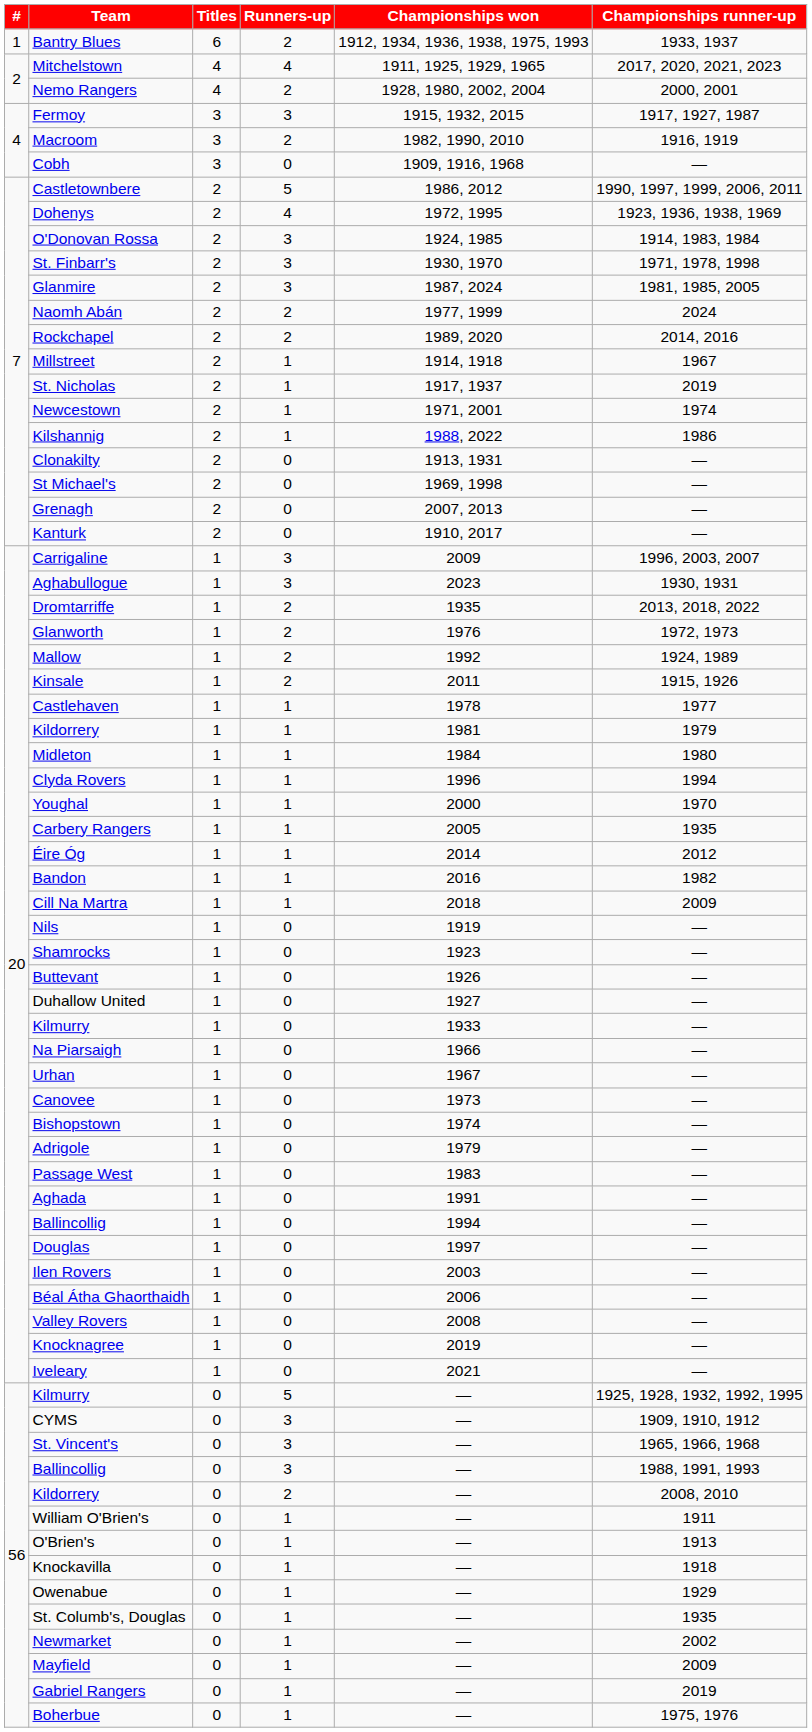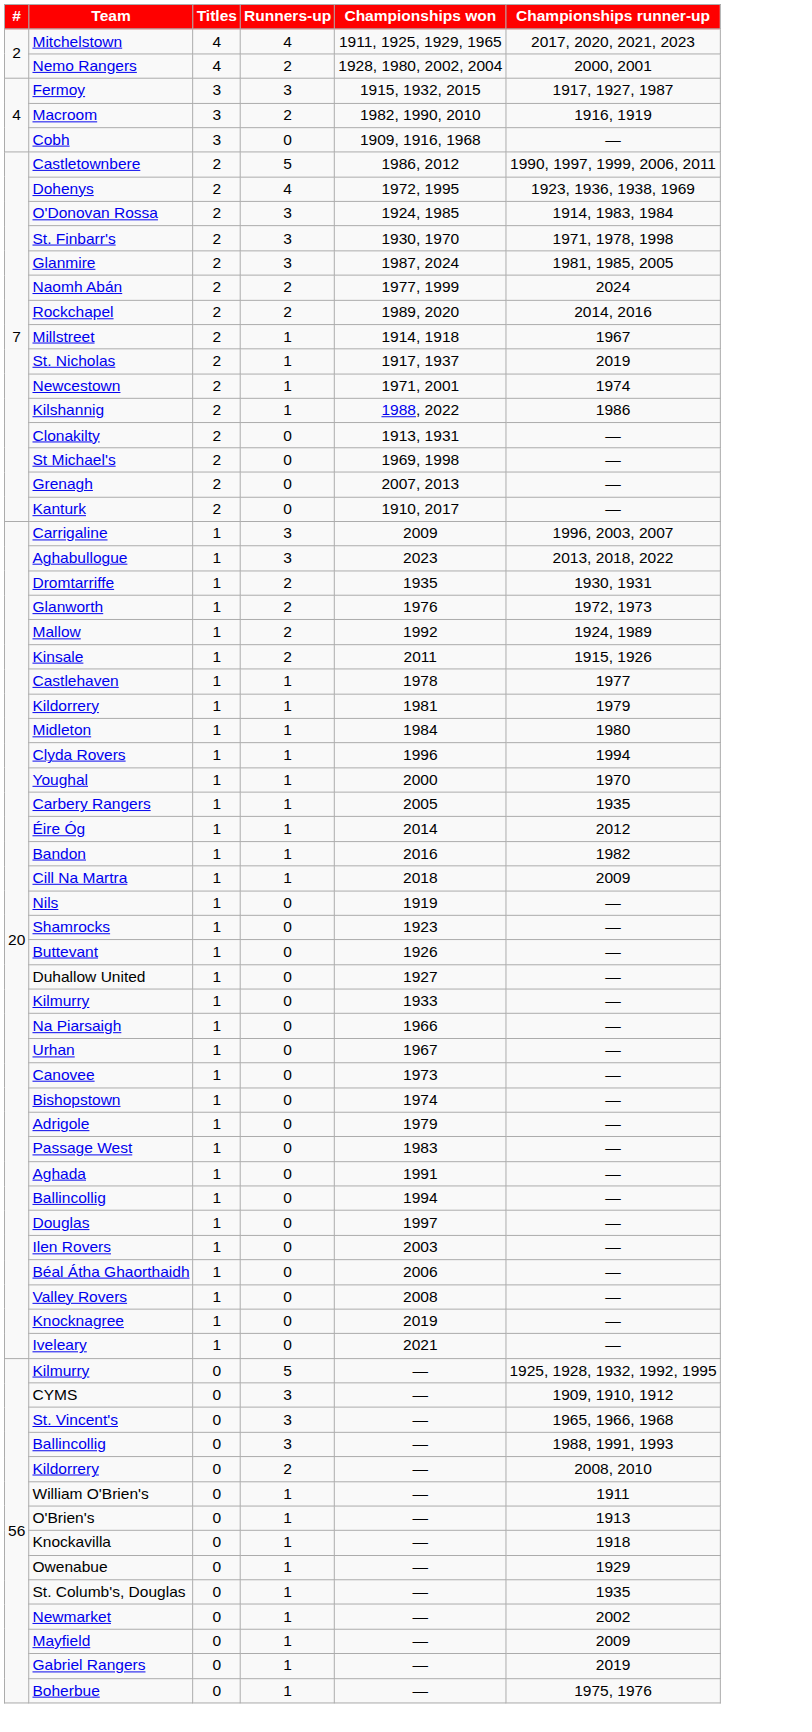- row: (17, 41)
(699, 582) 1930, 1931 -> (613, 558) 2013, 2018, 2022
(699, 607) 2013, 2018, 2022 -> (613, 582) 1930, 1931
